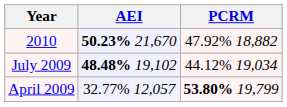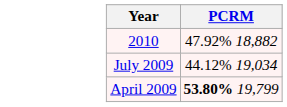- column: (129, 16)
